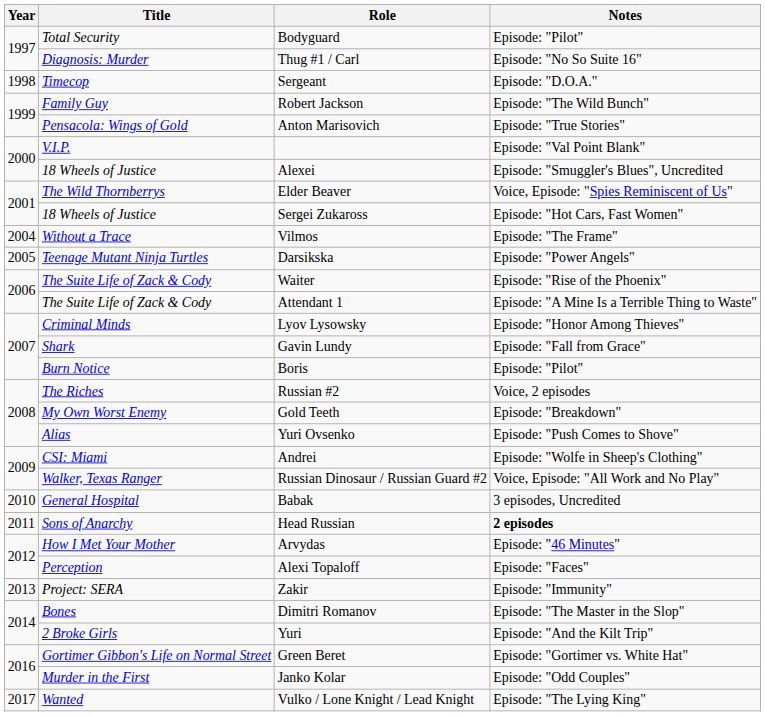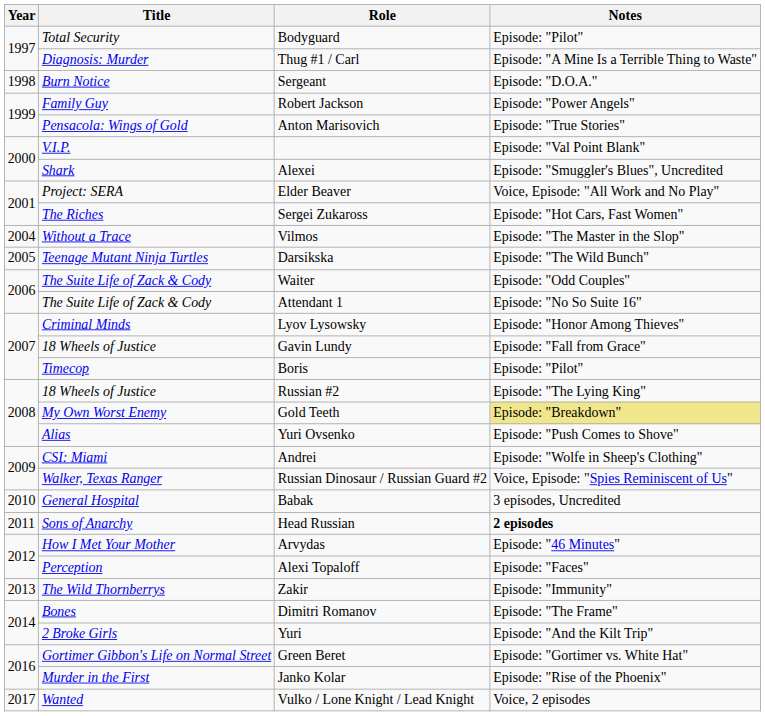(567, 59) Episode: "No So Suite 16" -> (625, 59) Episode: "A Mine Is a Terrible Thing to Waste"
(65, 81) Timecop -> (76, 81) Burn Notice
(571, 103) Episode: "The Wild Bunch" -> (564, 103) Episode: "Power Angels"
(99, 170) 18 Wheels of Justice -> (58, 170) Shark
(103, 192) The Wild Thornberrys -> (82, 192) Project: SERA
(613, 192) Voice, Episode: "Spies Reminiscent of Us" -> (606, 192) Voice, Episode: "All Work and No Play"
(99, 214) 18 Wheels of Justice -> (73, 214) The Riches
(555, 236) Episode: "The Frame" -> (589, 236) Episode: "The Master in the Slop"
(564, 258) Episode: "Power Angels" -> (571, 258) Episode: "The Wild Bunch"
(580, 280) Episode: "Rise of the Phoenix" -> (562, 280) Episode: "Odd Couples"
(625, 302) Episode: "A Mine Is a Terrible Thing to Waste" -> (567, 302) Episode: "No So Suite 16"
(58, 346) Shark -> (99, 346) 18 Wheels of Justice
(76, 368) Burn Notice -> (65, 368) Timecop
(73, 390) The Riches -> (99, 390) 18 Wheels of Justice
(542, 390) Voice, 2 episodes -> (570, 390) Episode: "The Lying King"
(557, 412) no background -> (557, 412) khaki background
(606, 479) Voice, Episode: "All Work and No Play" -> (613, 479) Voice, Episode: "Spies Reminiscent of Us"
(82, 589) Project: SERA -> (103, 589) The Wild Thornberrys
(589, 611) Episode: "The Master in the Slop" -> (555, 611) Episode: "The Frame"
(562, 677) Episode: "Odd Couples" -> (580, 677) Episode: "Rise of the Phoenix"
(570, 699) Episode: "The Lying King" -> (542, 699) Voice, 2 episodes
